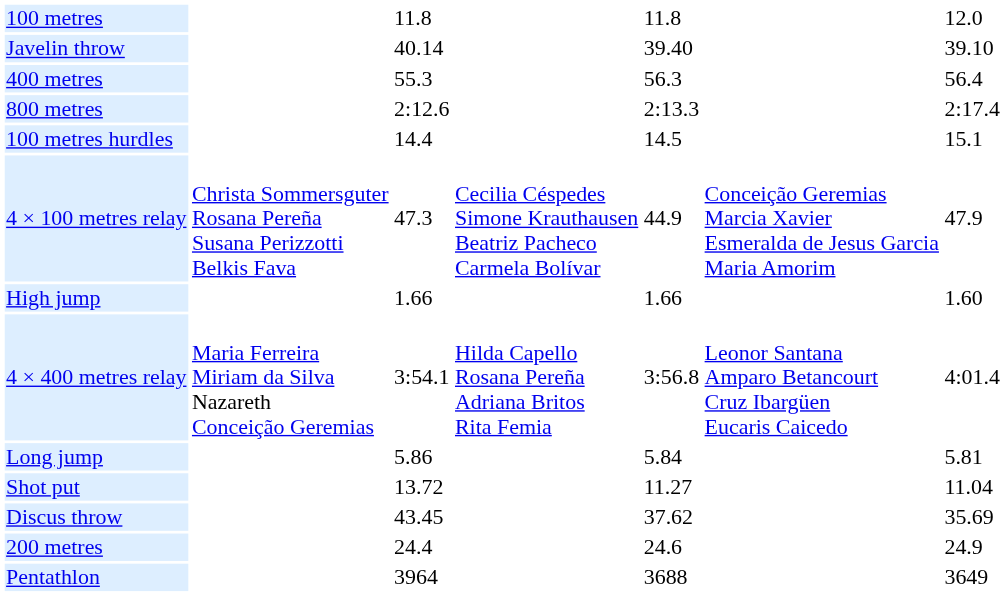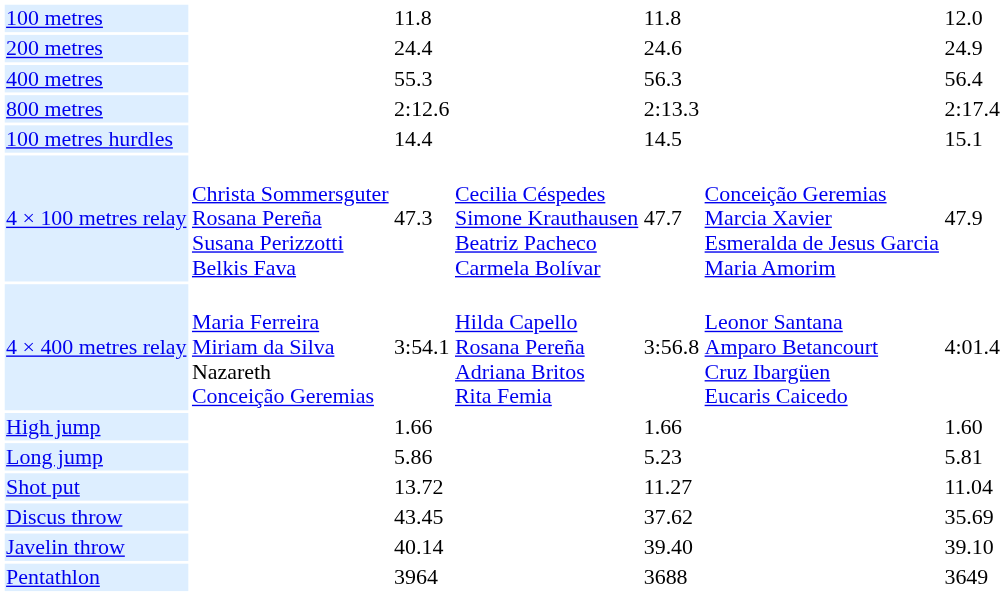rows swapped: (55, 547) <-> (65, 48)
(663, 218) 44.9 -> (663, 218) 47.7
rows swapped: (96, 377) <-> (53, 297)
(663, 456) 5.84 -> (663, 456) 5.23
